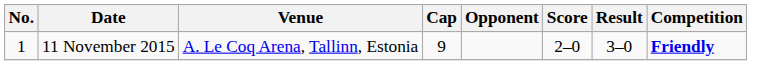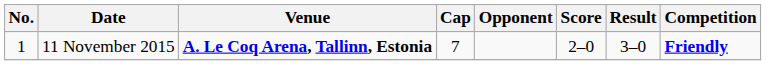(300, 45) normal -> (307, 45) bold
(442, 45) 9 -> (455, 45) 7
